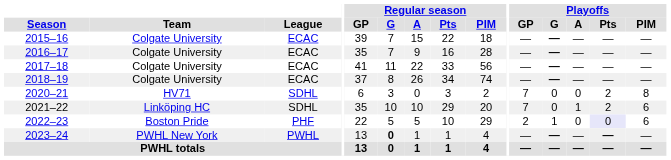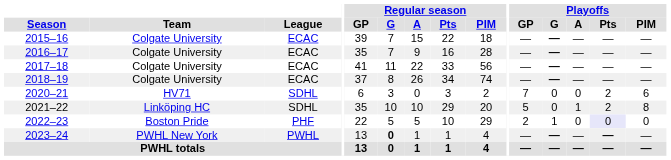(646, 93) 8 -> (646, 93) 6
(526, 107) 7 -> (526, 107) 5
(646, 107) 6 -> (646, 107) 8
(646, 121) 6 -> (646, 121) 0
